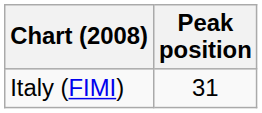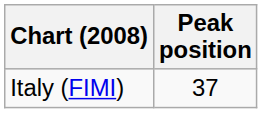(205, 88) 31 -> (205, 88) 37
